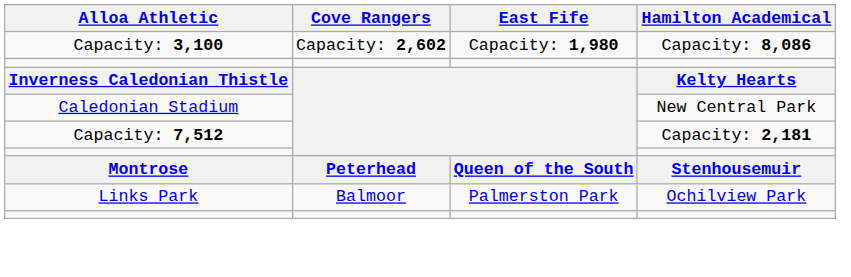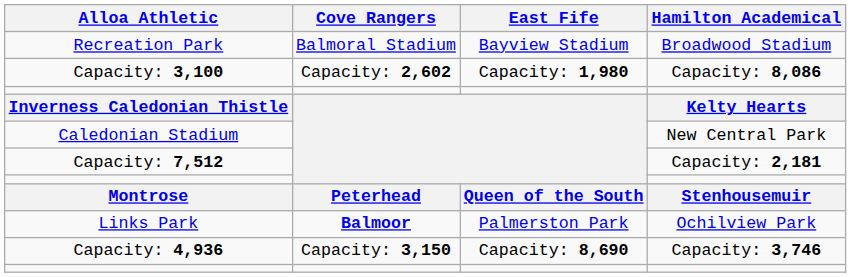+ row: (148, 45)
(371, 197) normal -> (376, 224) bold
+ row: (148, 251)
